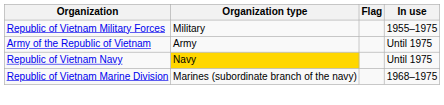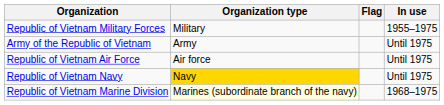+ row: (73, 60)
(265, 76) no background -> (265, 92) lightyellow background
